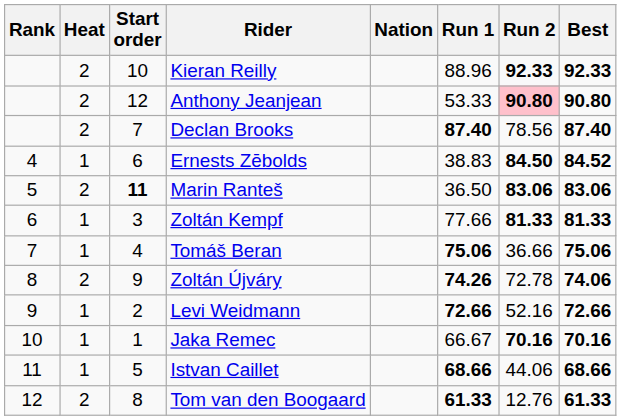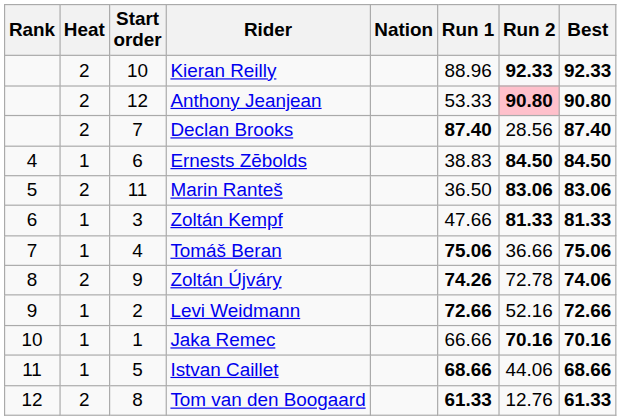(529, 130) 78.56 -> (529, 130) 28.56
(588, 160) 84.52 -> (588, 160) 84.50
(138, 190) bold -> (138, 190) normal
(468, 220) 77.66 -> (468, 220) 47.66
(468, 340) 66.67 -> (468, 340) 66.66
